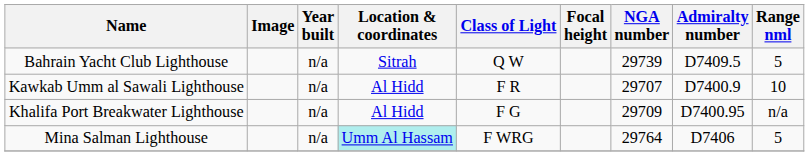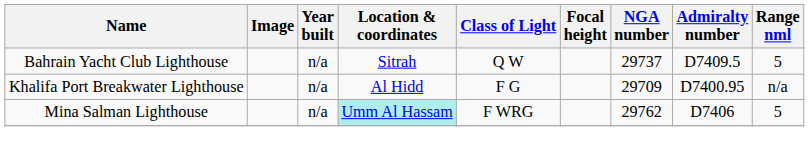(642, 61) 29739 -> (642, 61) 29737
- row: (126, 86)
(642, 138) 29764 -> (642, 112) 29762
